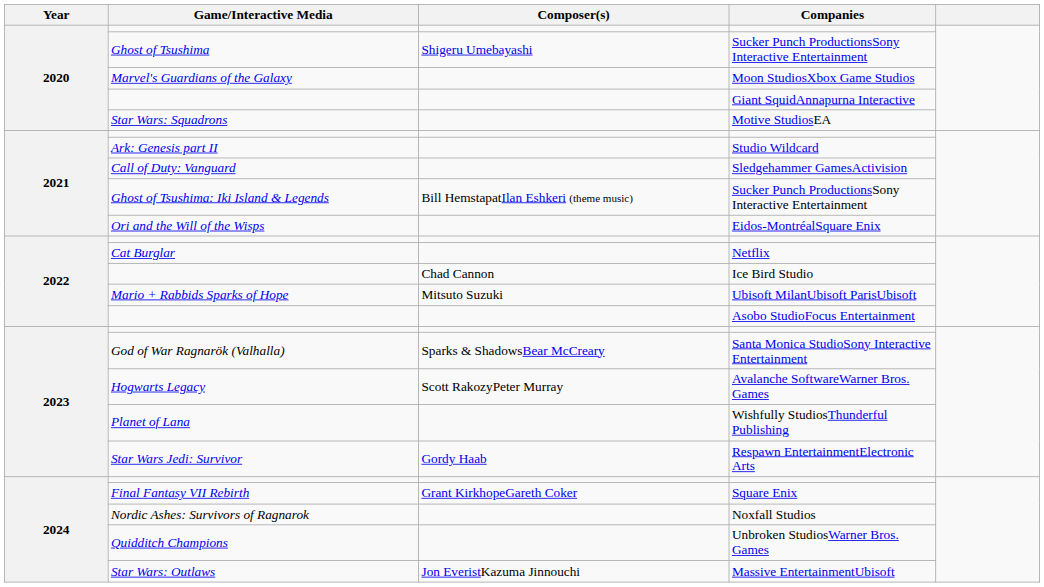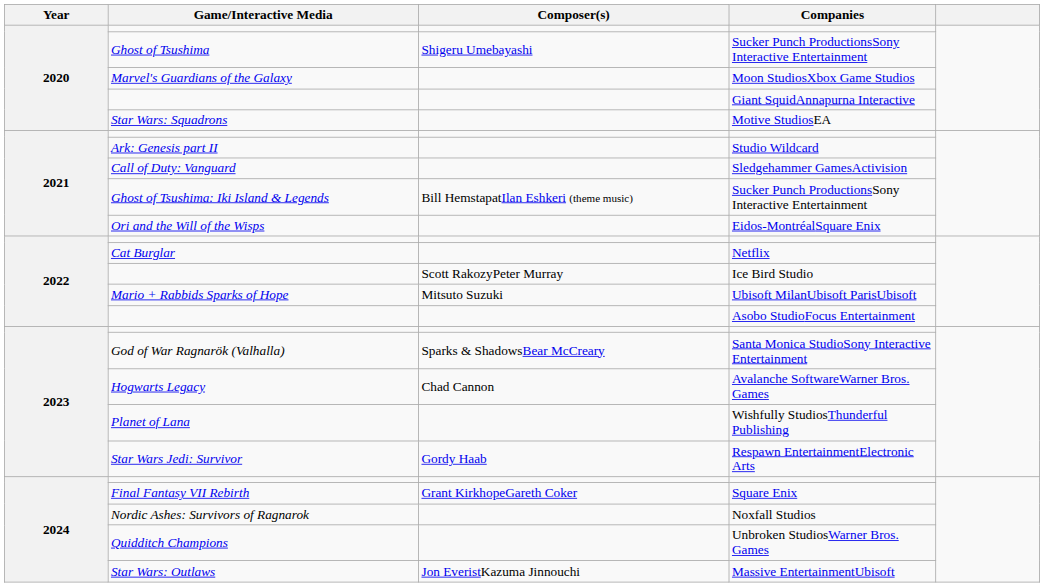(458, 273) Chad Cannon -> (492, 273) Scott RakozyPeter Murray
(492, 386) Scott RakozyPeter Murray -> (458, 386) Chad Cannon
